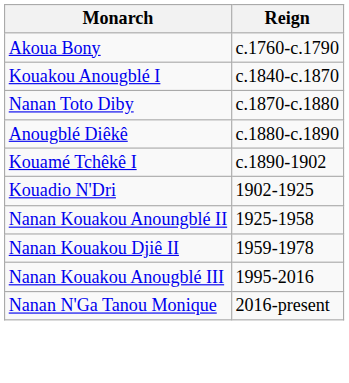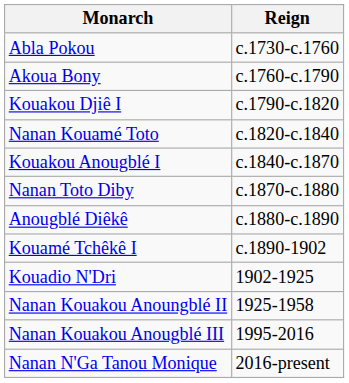+ row: (52, 47)
+ row: (65, 104)
+ row: (84, 133)
- row: (94, 248)
